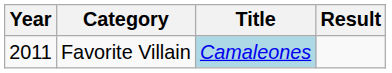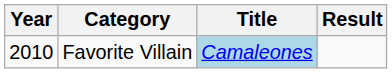(31, 51) 2011 -> (31, 51) 2010
